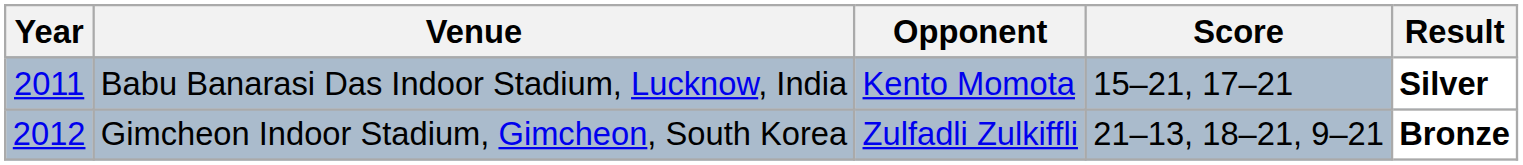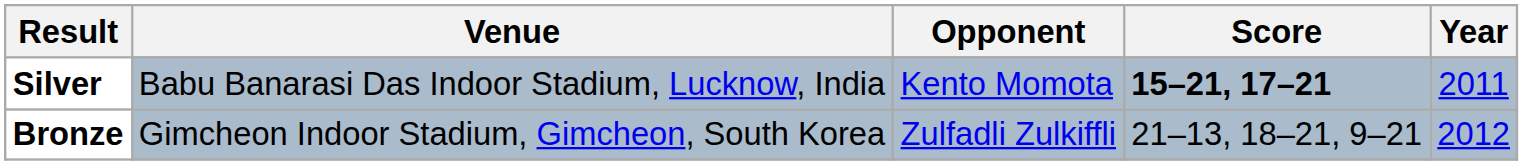columns swapped: (49, 31) <-> (1455, 31)
(1193, 83) normal -> (1231, 83) bold
